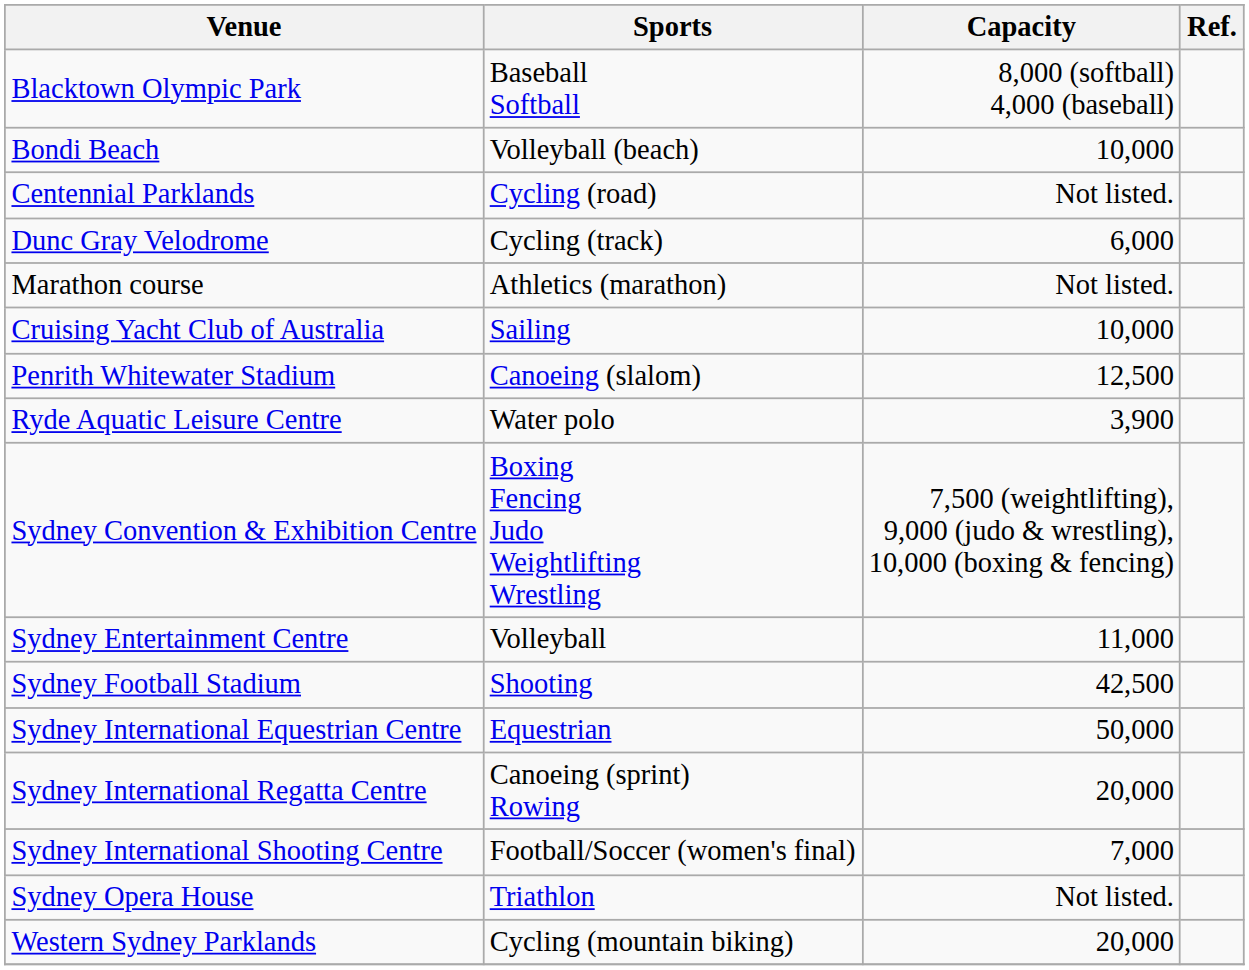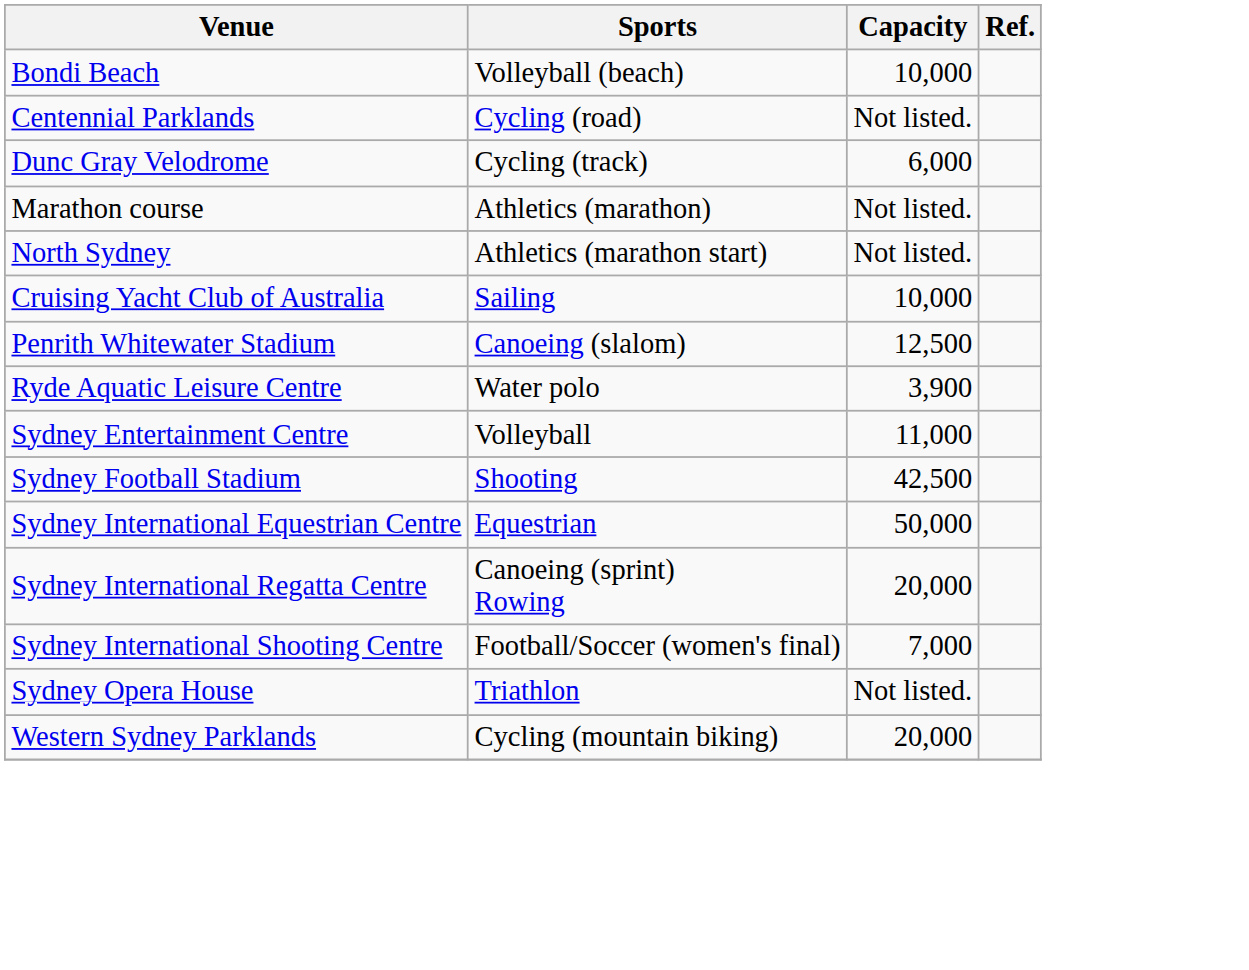- row: (156, 88)
+ row: (91, 252)
- row: (244, 529)
